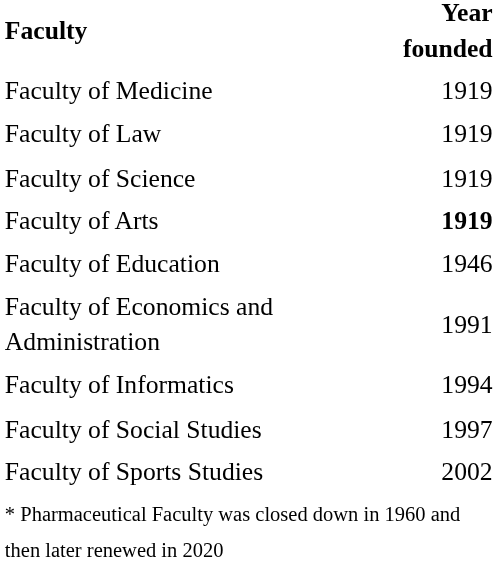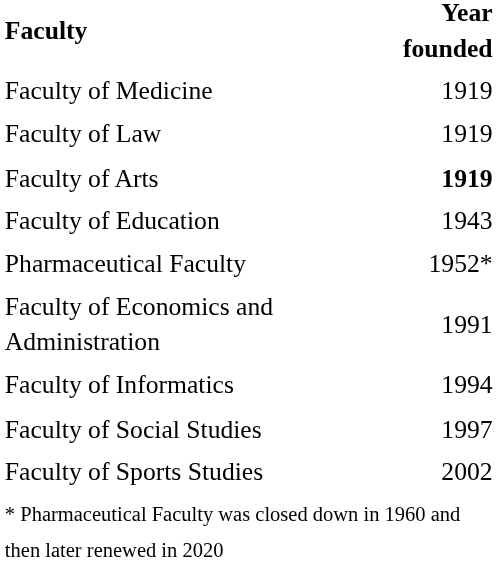- row: (100, 177)
(467, 263) 1946 -> (467, 220) 1943
+ row: (125, 263)
